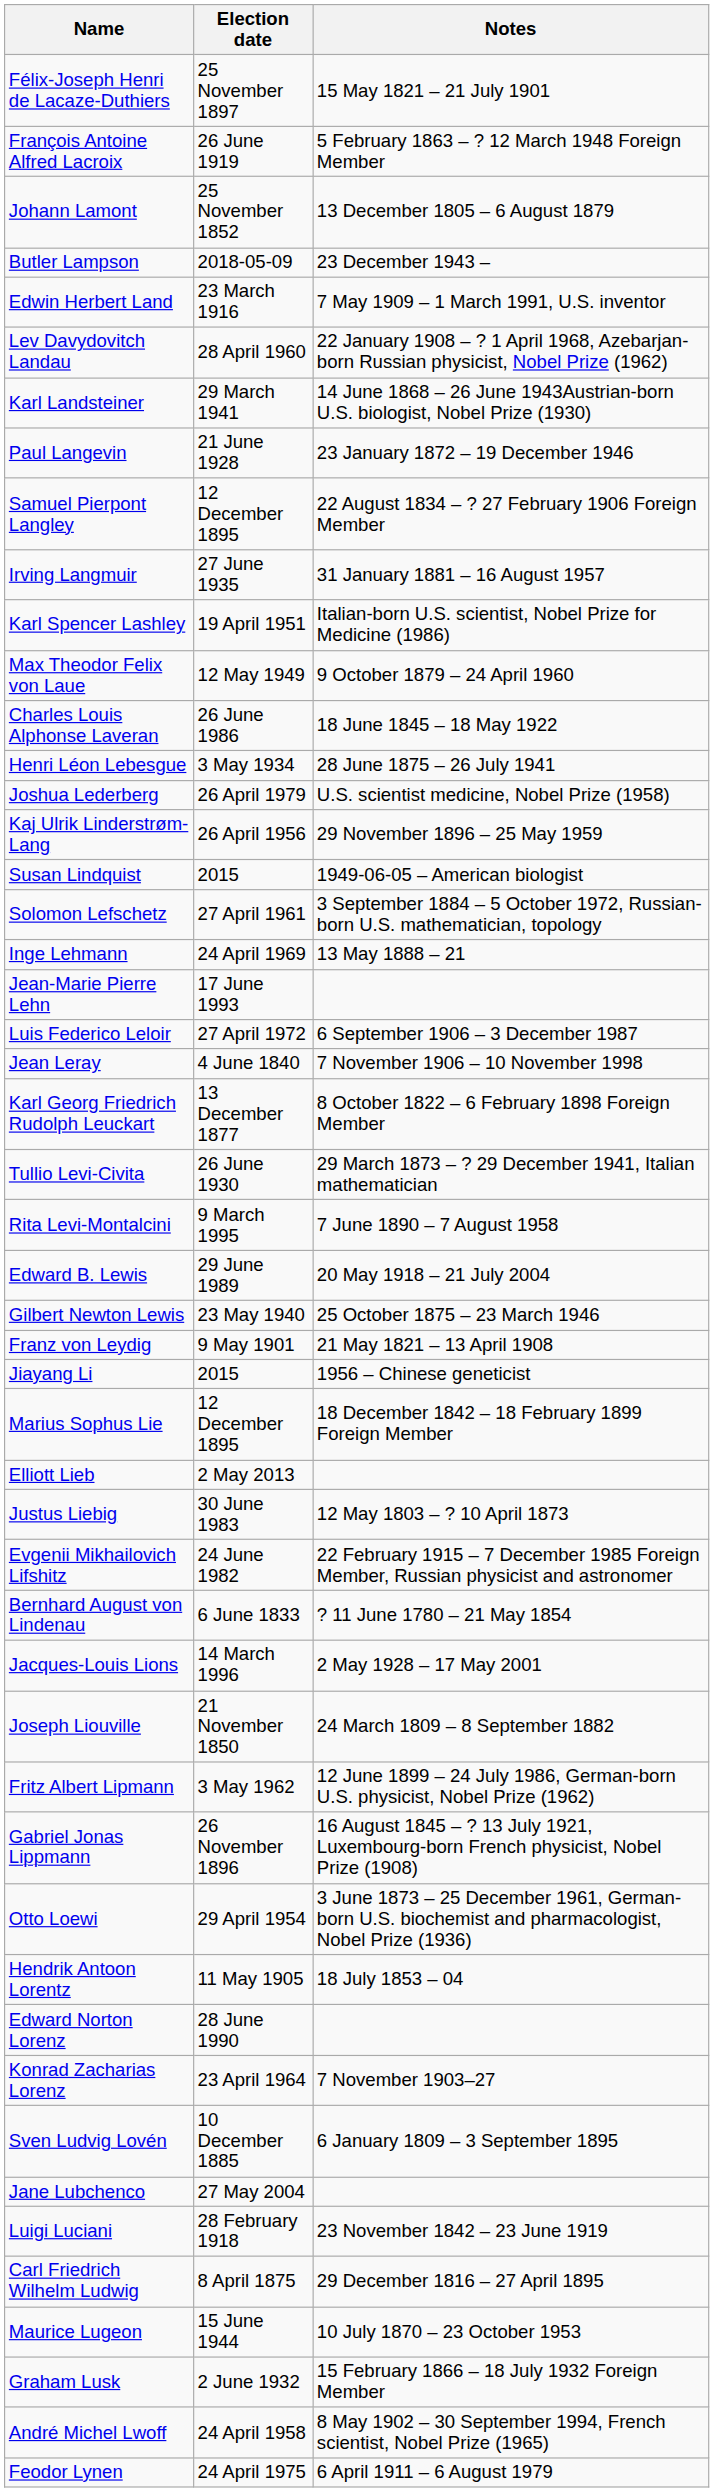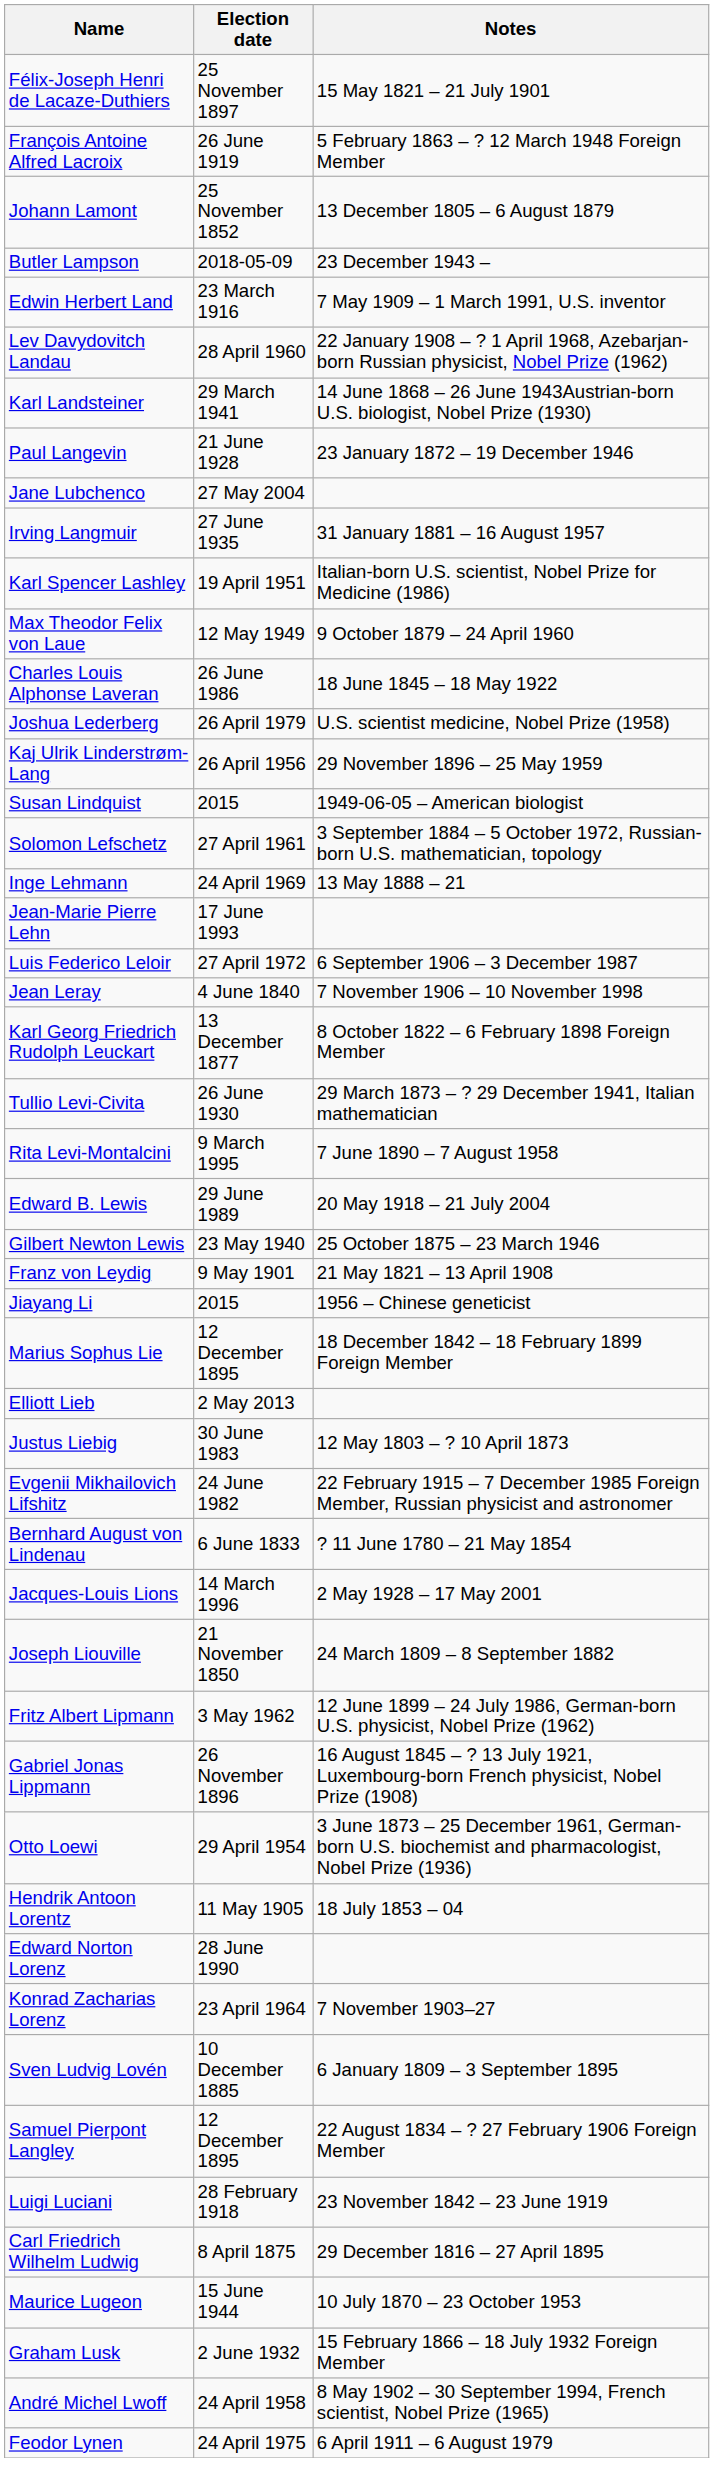rows swapped: (77, 513) <-> (77, 2191)
- row: (98, 765)
